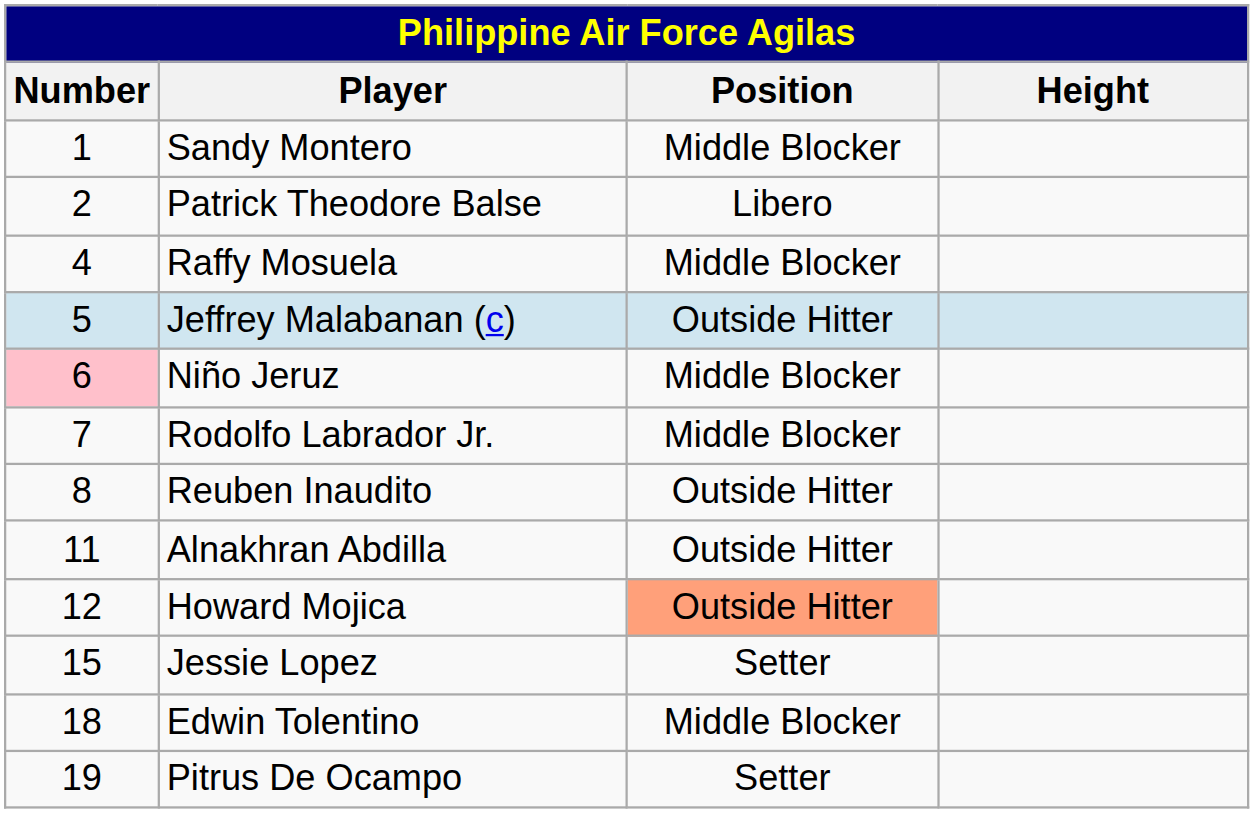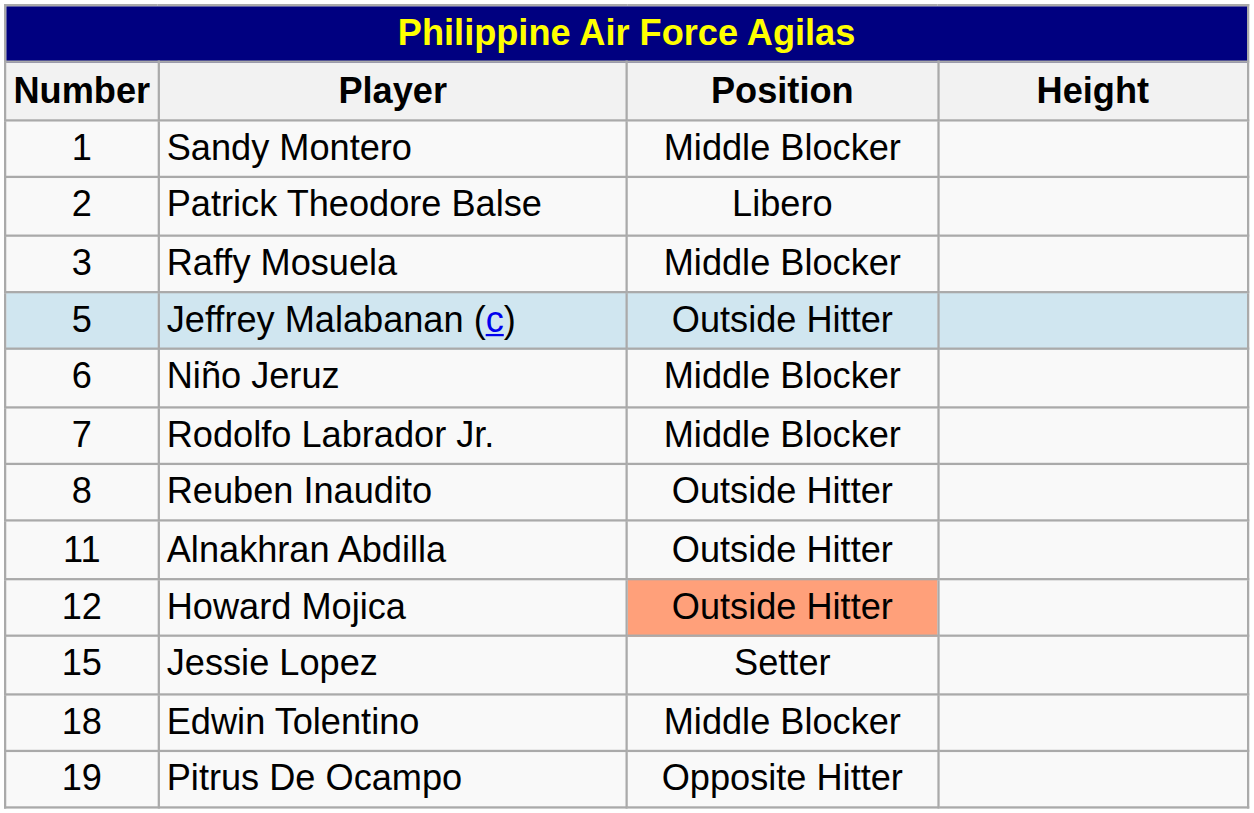(82, 262) 4 -> (82, 262) 3
(82, 377) pink background -> (82, 377) no background
(782, 778) Setter -> (782, 778) Opposite Hitter
